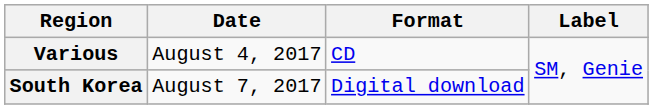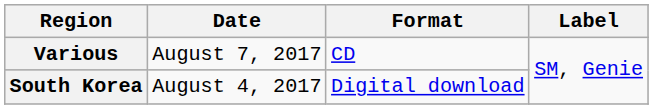(237, 54) August 4, 2017 -> (237, 54) August 7, 2017
(237, 87) August 7, 2017 -> (237, 87) August 4, 2017
